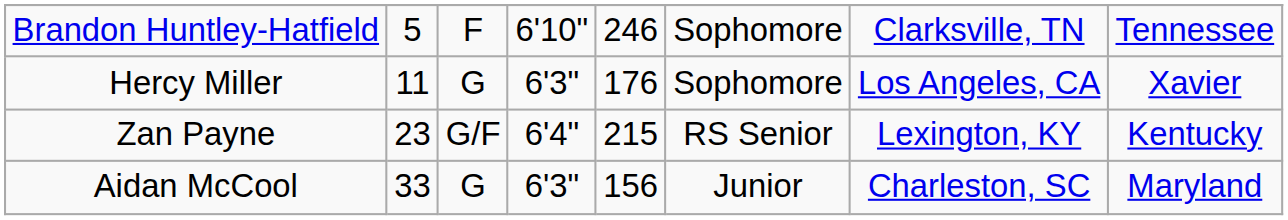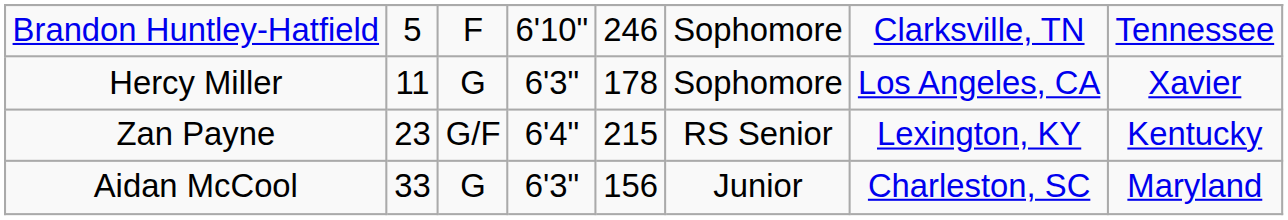(631, 82) 176 -> (631, 82) 178
